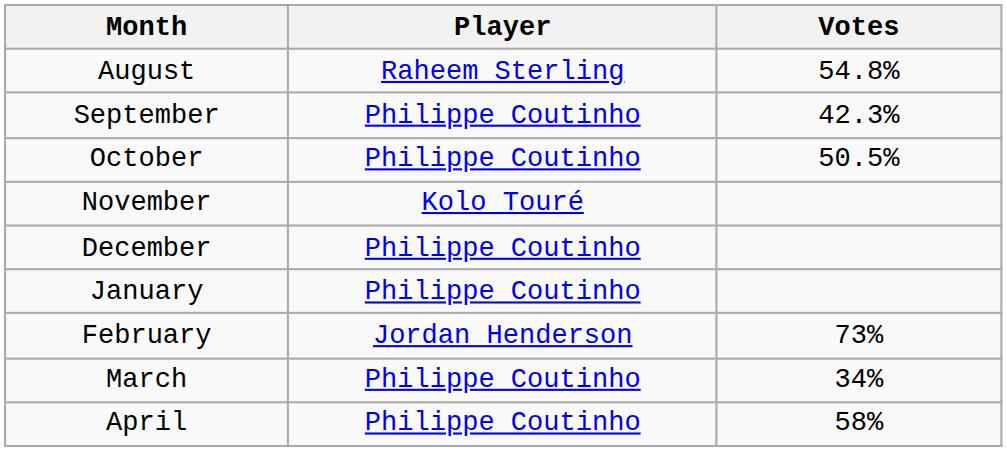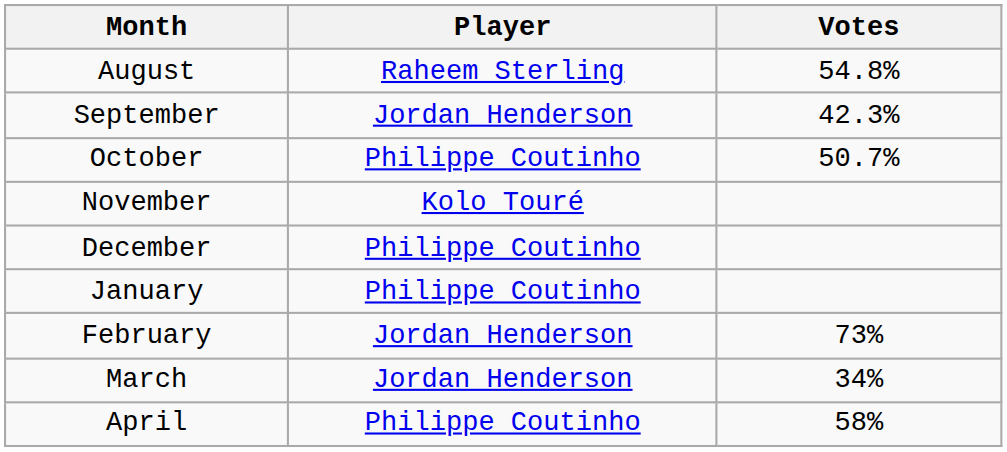(503, 115) Philippe Coutinho -> (503, 115) Jordan Henderson
(859, 159) 50.5% -> (859, 159) 50.7%
(503, 380) Philippe Coutinho -> (503, 380) Jordan Henderson
